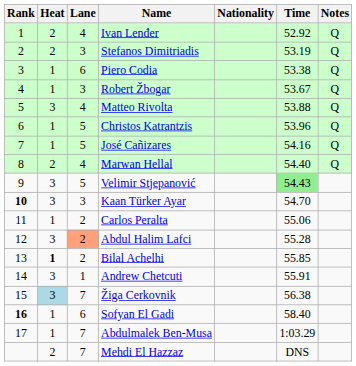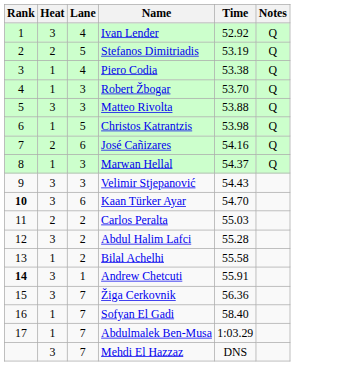- column: (246, 13)
(52, 32) 2 -> (52, 32) 3
(83, 51) 3 -> (83, 51) 5
(83, 70) 6 -> (83, 70) 4
(297, 88) 53.67 -> (235, 88) 53.70
(83, 107) 4 -> (83, 107) 3
(297, 126) 53.96 -> (235, 126) 53.98
(52, 145) 1 -> (52, 145) 2
(83, 145) 5 -> (83, 145) 6
(52, 164) 2 -> (52, 164) 1
(83, 164) 4 -> (83, 164) 3
(297, 164) 54.40 -> (235, 164) 54.37
(83, 182) 5 -> (83, 182) 3
(297, 182) lightgreen background -> (235, 182) no background
(83, 201) 3 -> (83, 201) 6
(52, 220) 1 -> (52, 220) 2
(297, 220) 55.06 -> (235, 220) 55.03
(83, 239) lightsalmon background -> (83, 239) no background
(52, 257) bold -> (52, 257) normal
(297, 257) 55.85 -> (235, 257) 55.58
(21, 276) normal -> (21, 276) bold
(52, 295) lightblue background -> (52, 295) no background
(297, 295) 56.38 -> (235, 295) 56.36
(21, 314) bold -> (21, 314) normal
(83, 314) 6 -> (83, 314) 7
(52, 351) 2 -> (52, 351) 3
